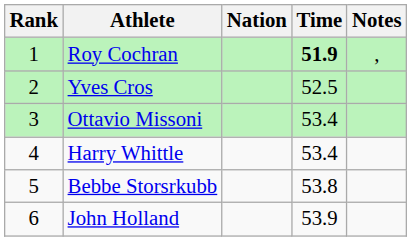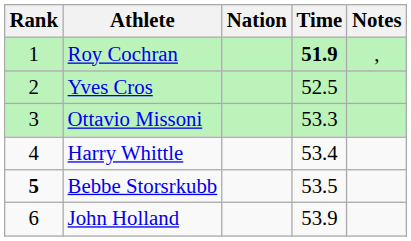(319, 119) 53.4 -> (319, 119) 53.3
(34, 185) normal -> (34, 185) bold
(319, 185) 53.8 -> (319, 185) 53.5
